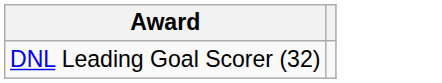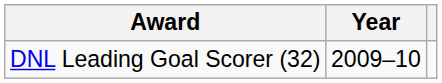+ column: (376, 22)
